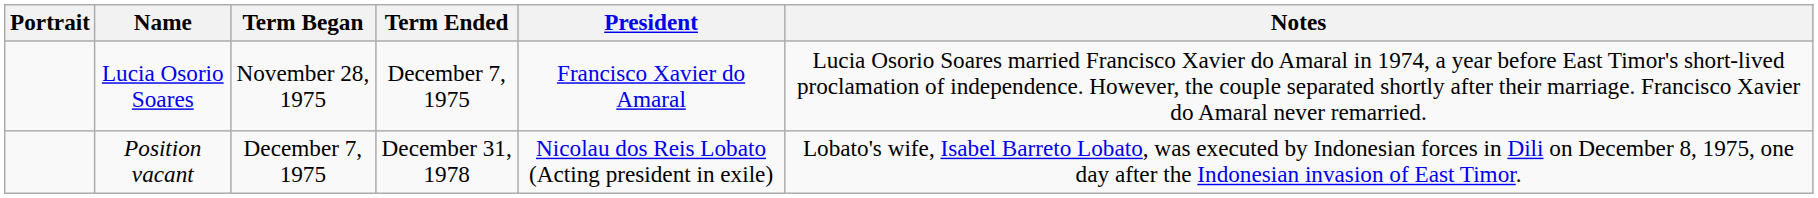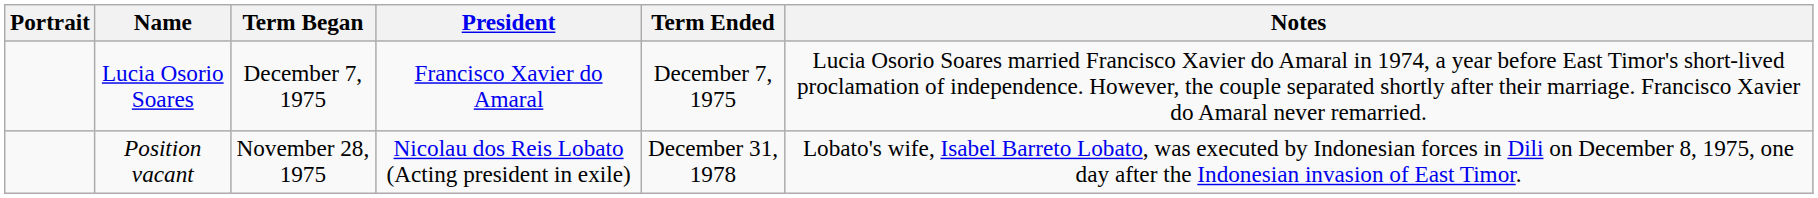columns swapped: (447, 22) <-> (651, 22)
(303, 85) November 28, 1975 -> (303, 85) December 7, 1975
(303, 161) December 7, 1975 -> (303, 161) November 28, 1975
